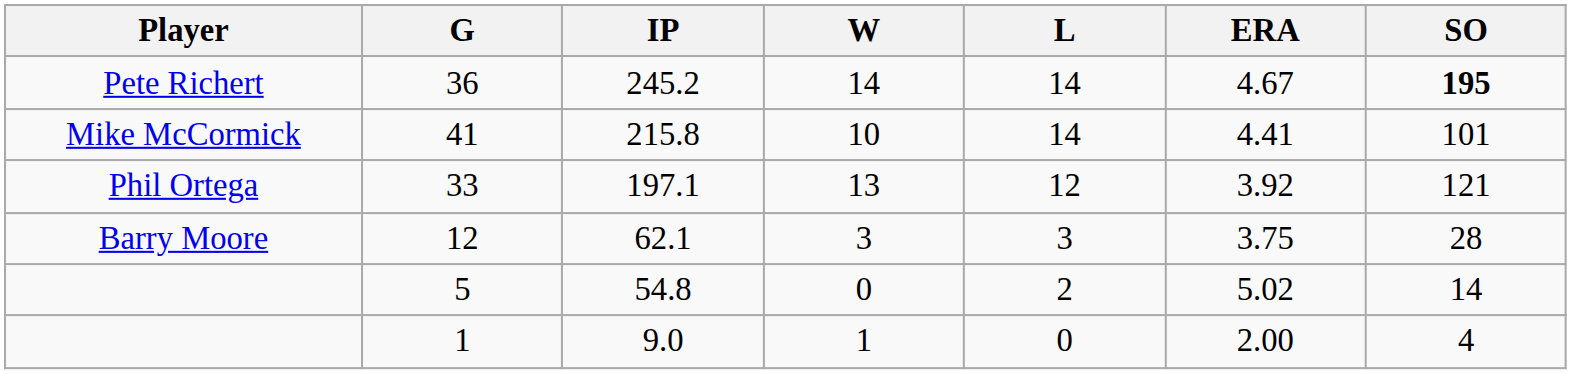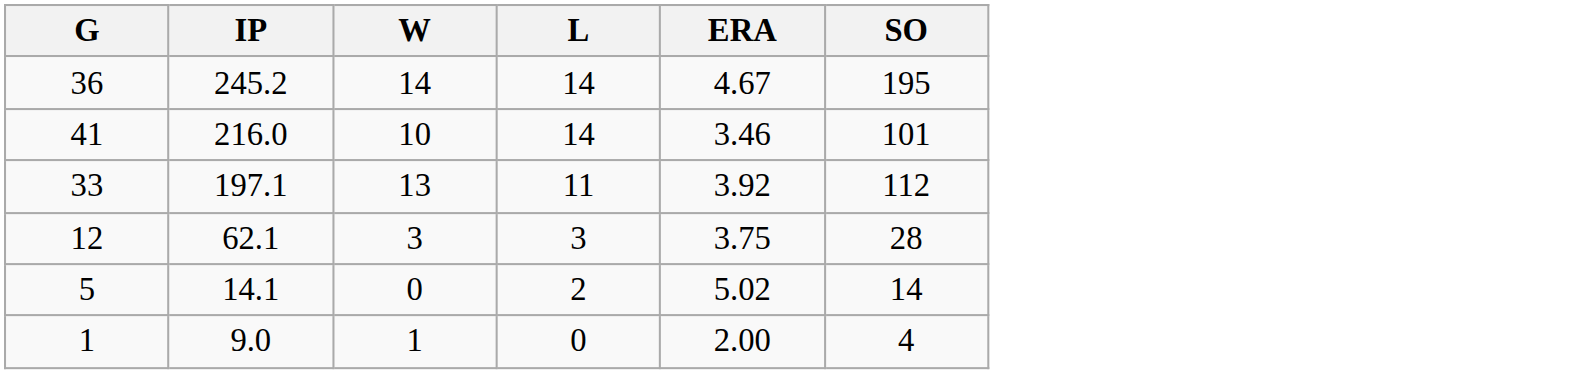- column: (183, 30)
(1466, 82) bold -> (906, 82) normal
(663, 133) 215.8 -> (251, 133) 216.0
(1265, 133) 4.41 -> (742, 133) 3.46
(1065, 185) 12 -> (578, 185) 11
(1466, 185) 121 -> (906, 185) 112
(663, 289) 54.8 -> (251, 289) 14.1
